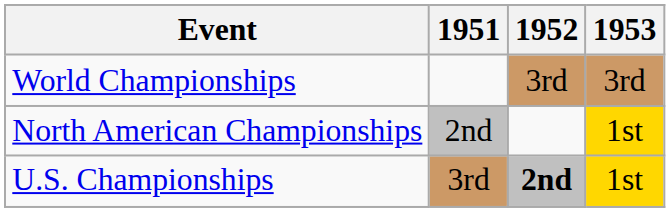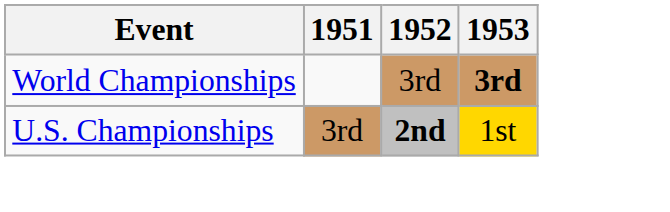(625, 79) normal -> (498, 79) bold
- row: (217, 130)
